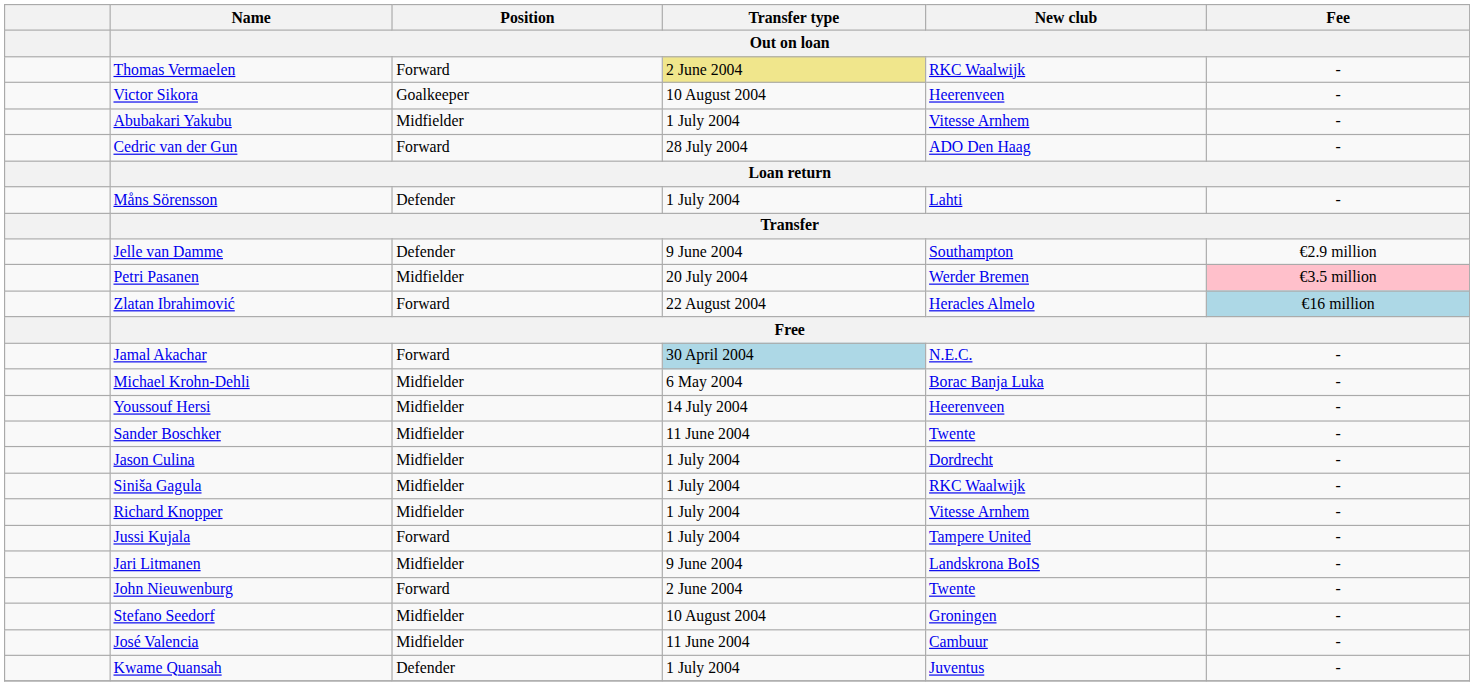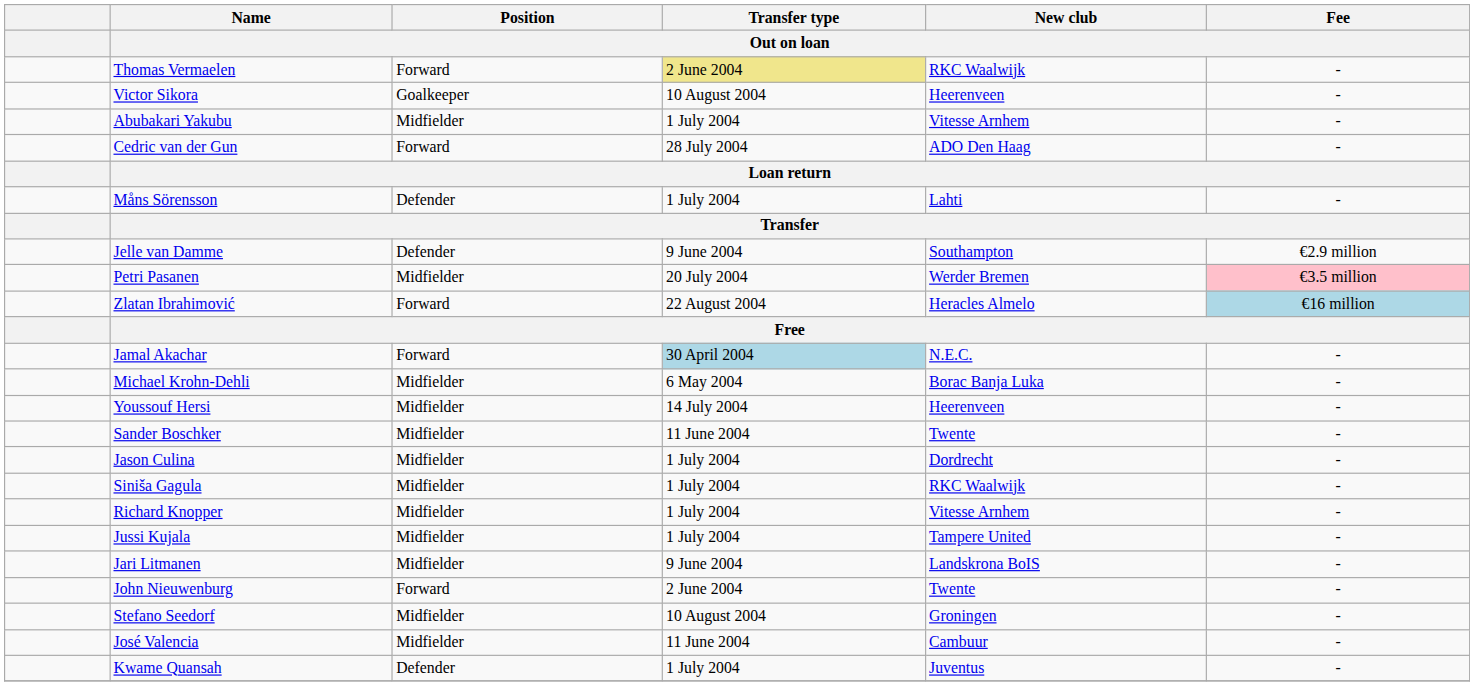(423, 537) Forward -> (430, 537) Midfielder
